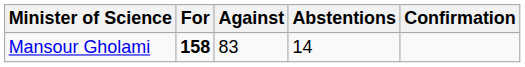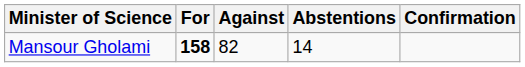(228, 47) 83 -> (228, 47) 82
